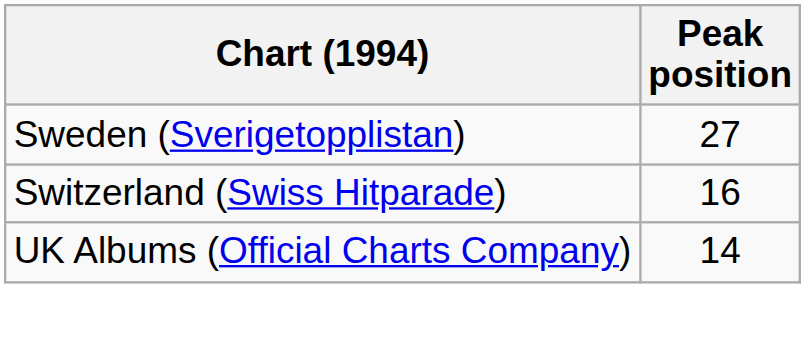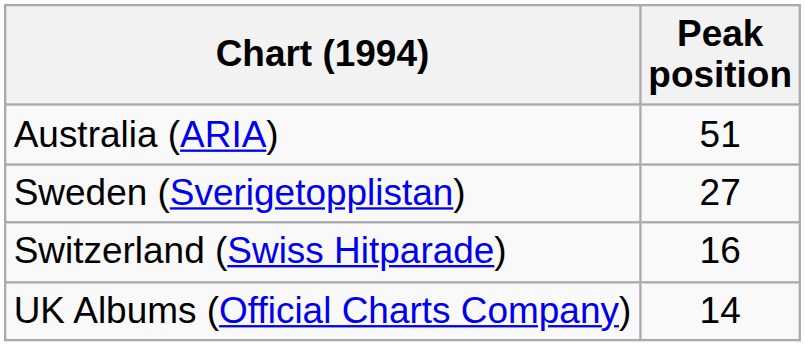+ row: (146, 134)
